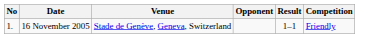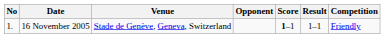+ column: (288, 11)
